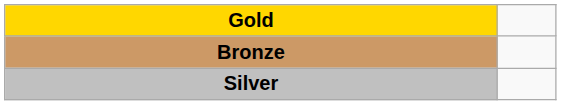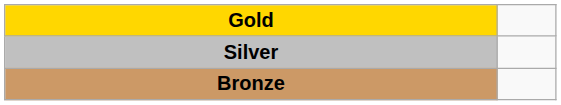rows swapped: (251, 83) <-> (251, 52)
